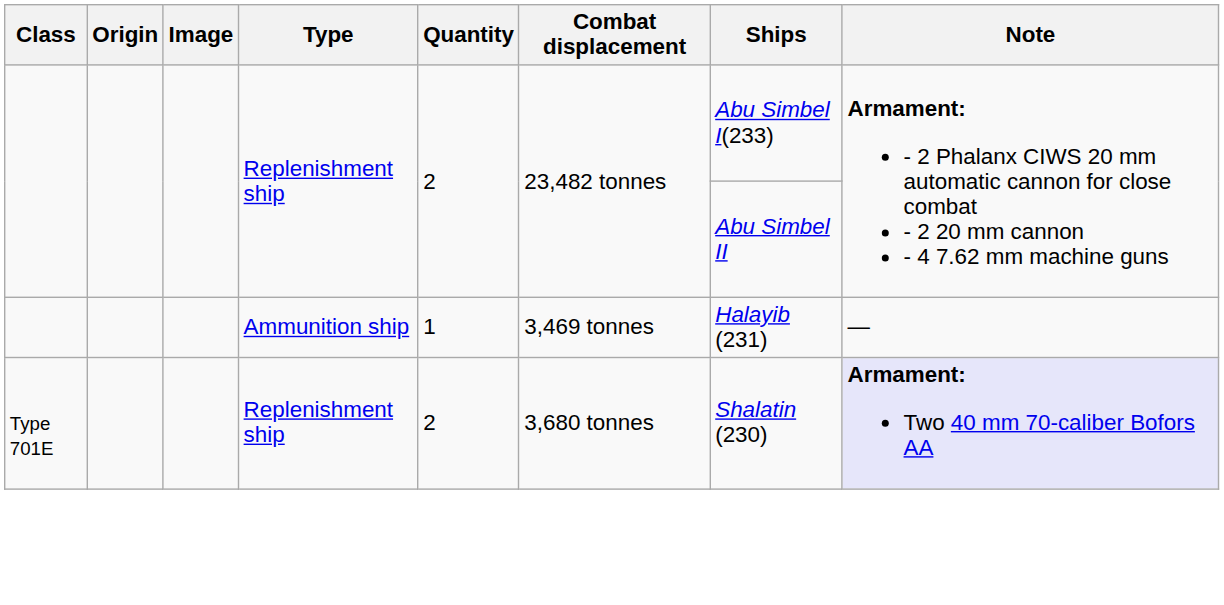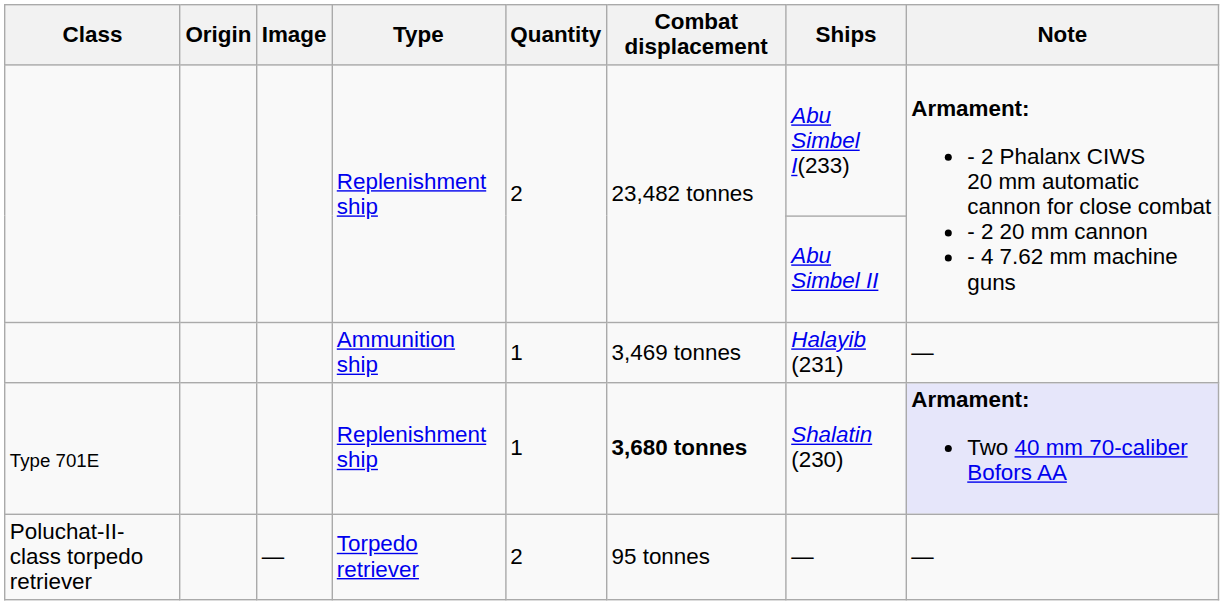(429, 422) 2 -> (517, 448) 1
(589, 422) normal -> (679, 448) bold
+ row: (76, 556)
